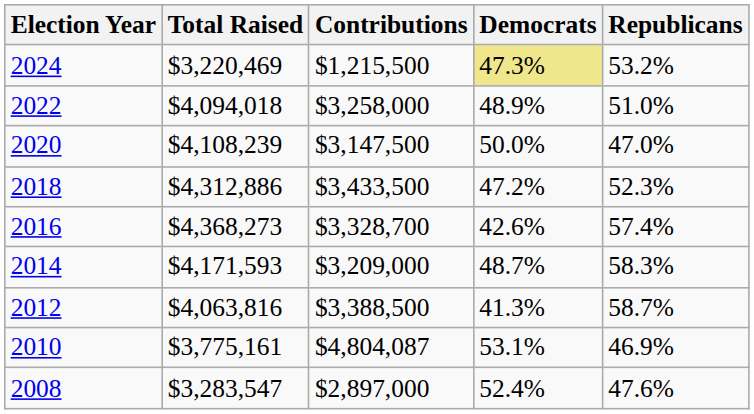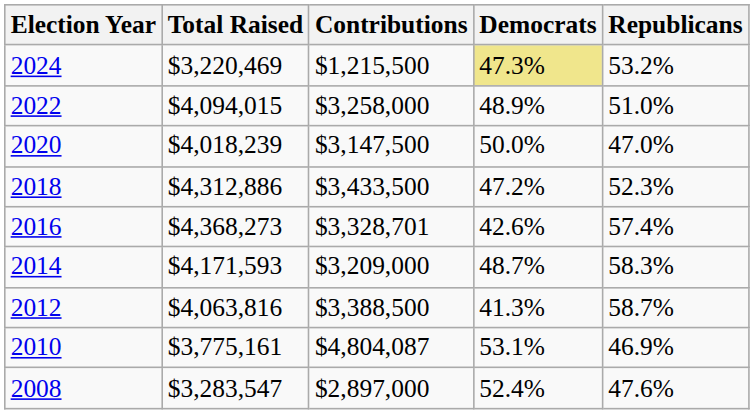(225, 105) $4,094,018 -> (225, 105) $4,094,015
(225, 145) $4,108,239 -> (225, 145) $4,018,239
(372, 226) $3,328,700 -> (372, 226) $3,328,701
